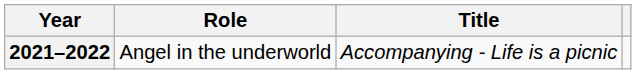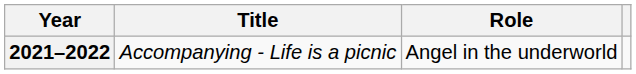columns swapped: (479, 20) <-> (225, 20)
